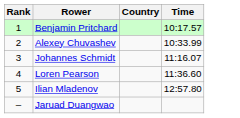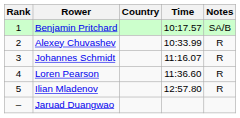+ column: (220, 12)
